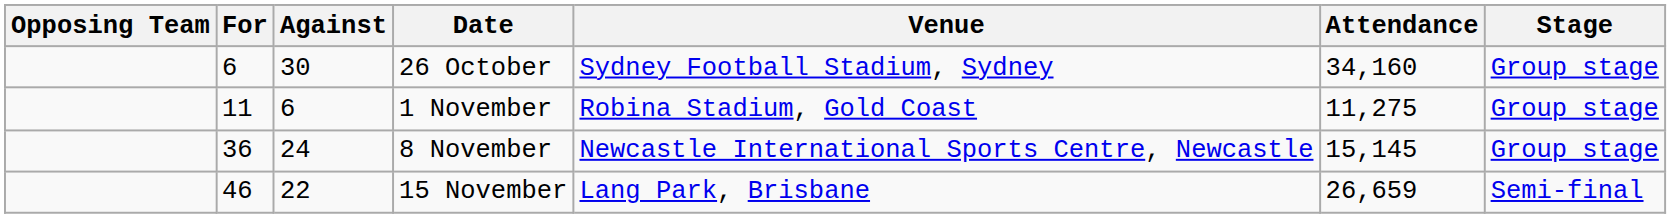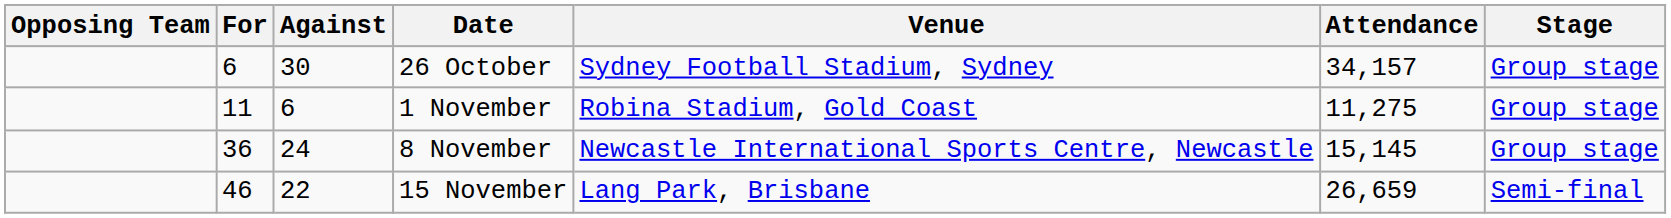(1371, 67) 34,160 -> (1371, 67) 34,157
